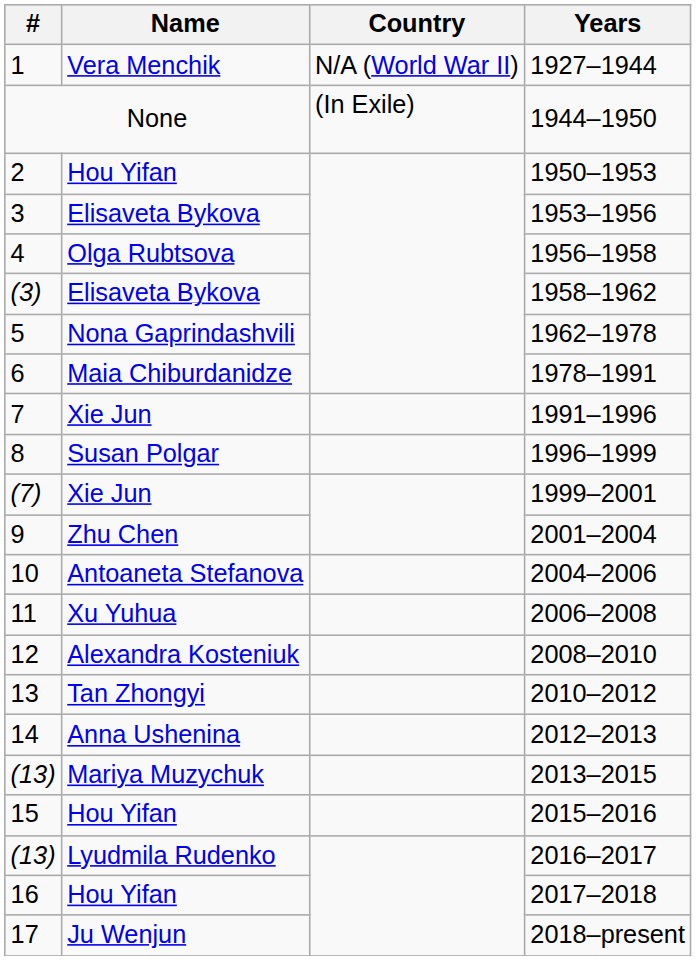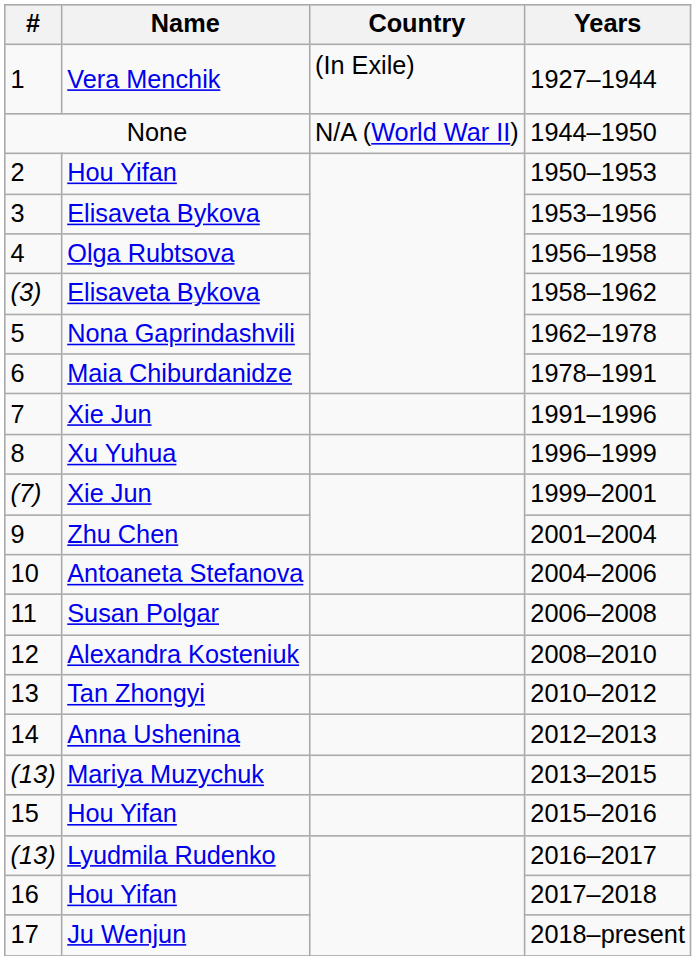(417, 64) N/A (World War II) -> (365, 64) (In Exile)
(365, 104) (In Exile) -> (417, 133) N/A (World War II)
(143, 453) Susan Polgar -> (122, 453) Xu Yuhua
(122, 614) Xu Yuhua -> (143, 614) Susan Polgar
